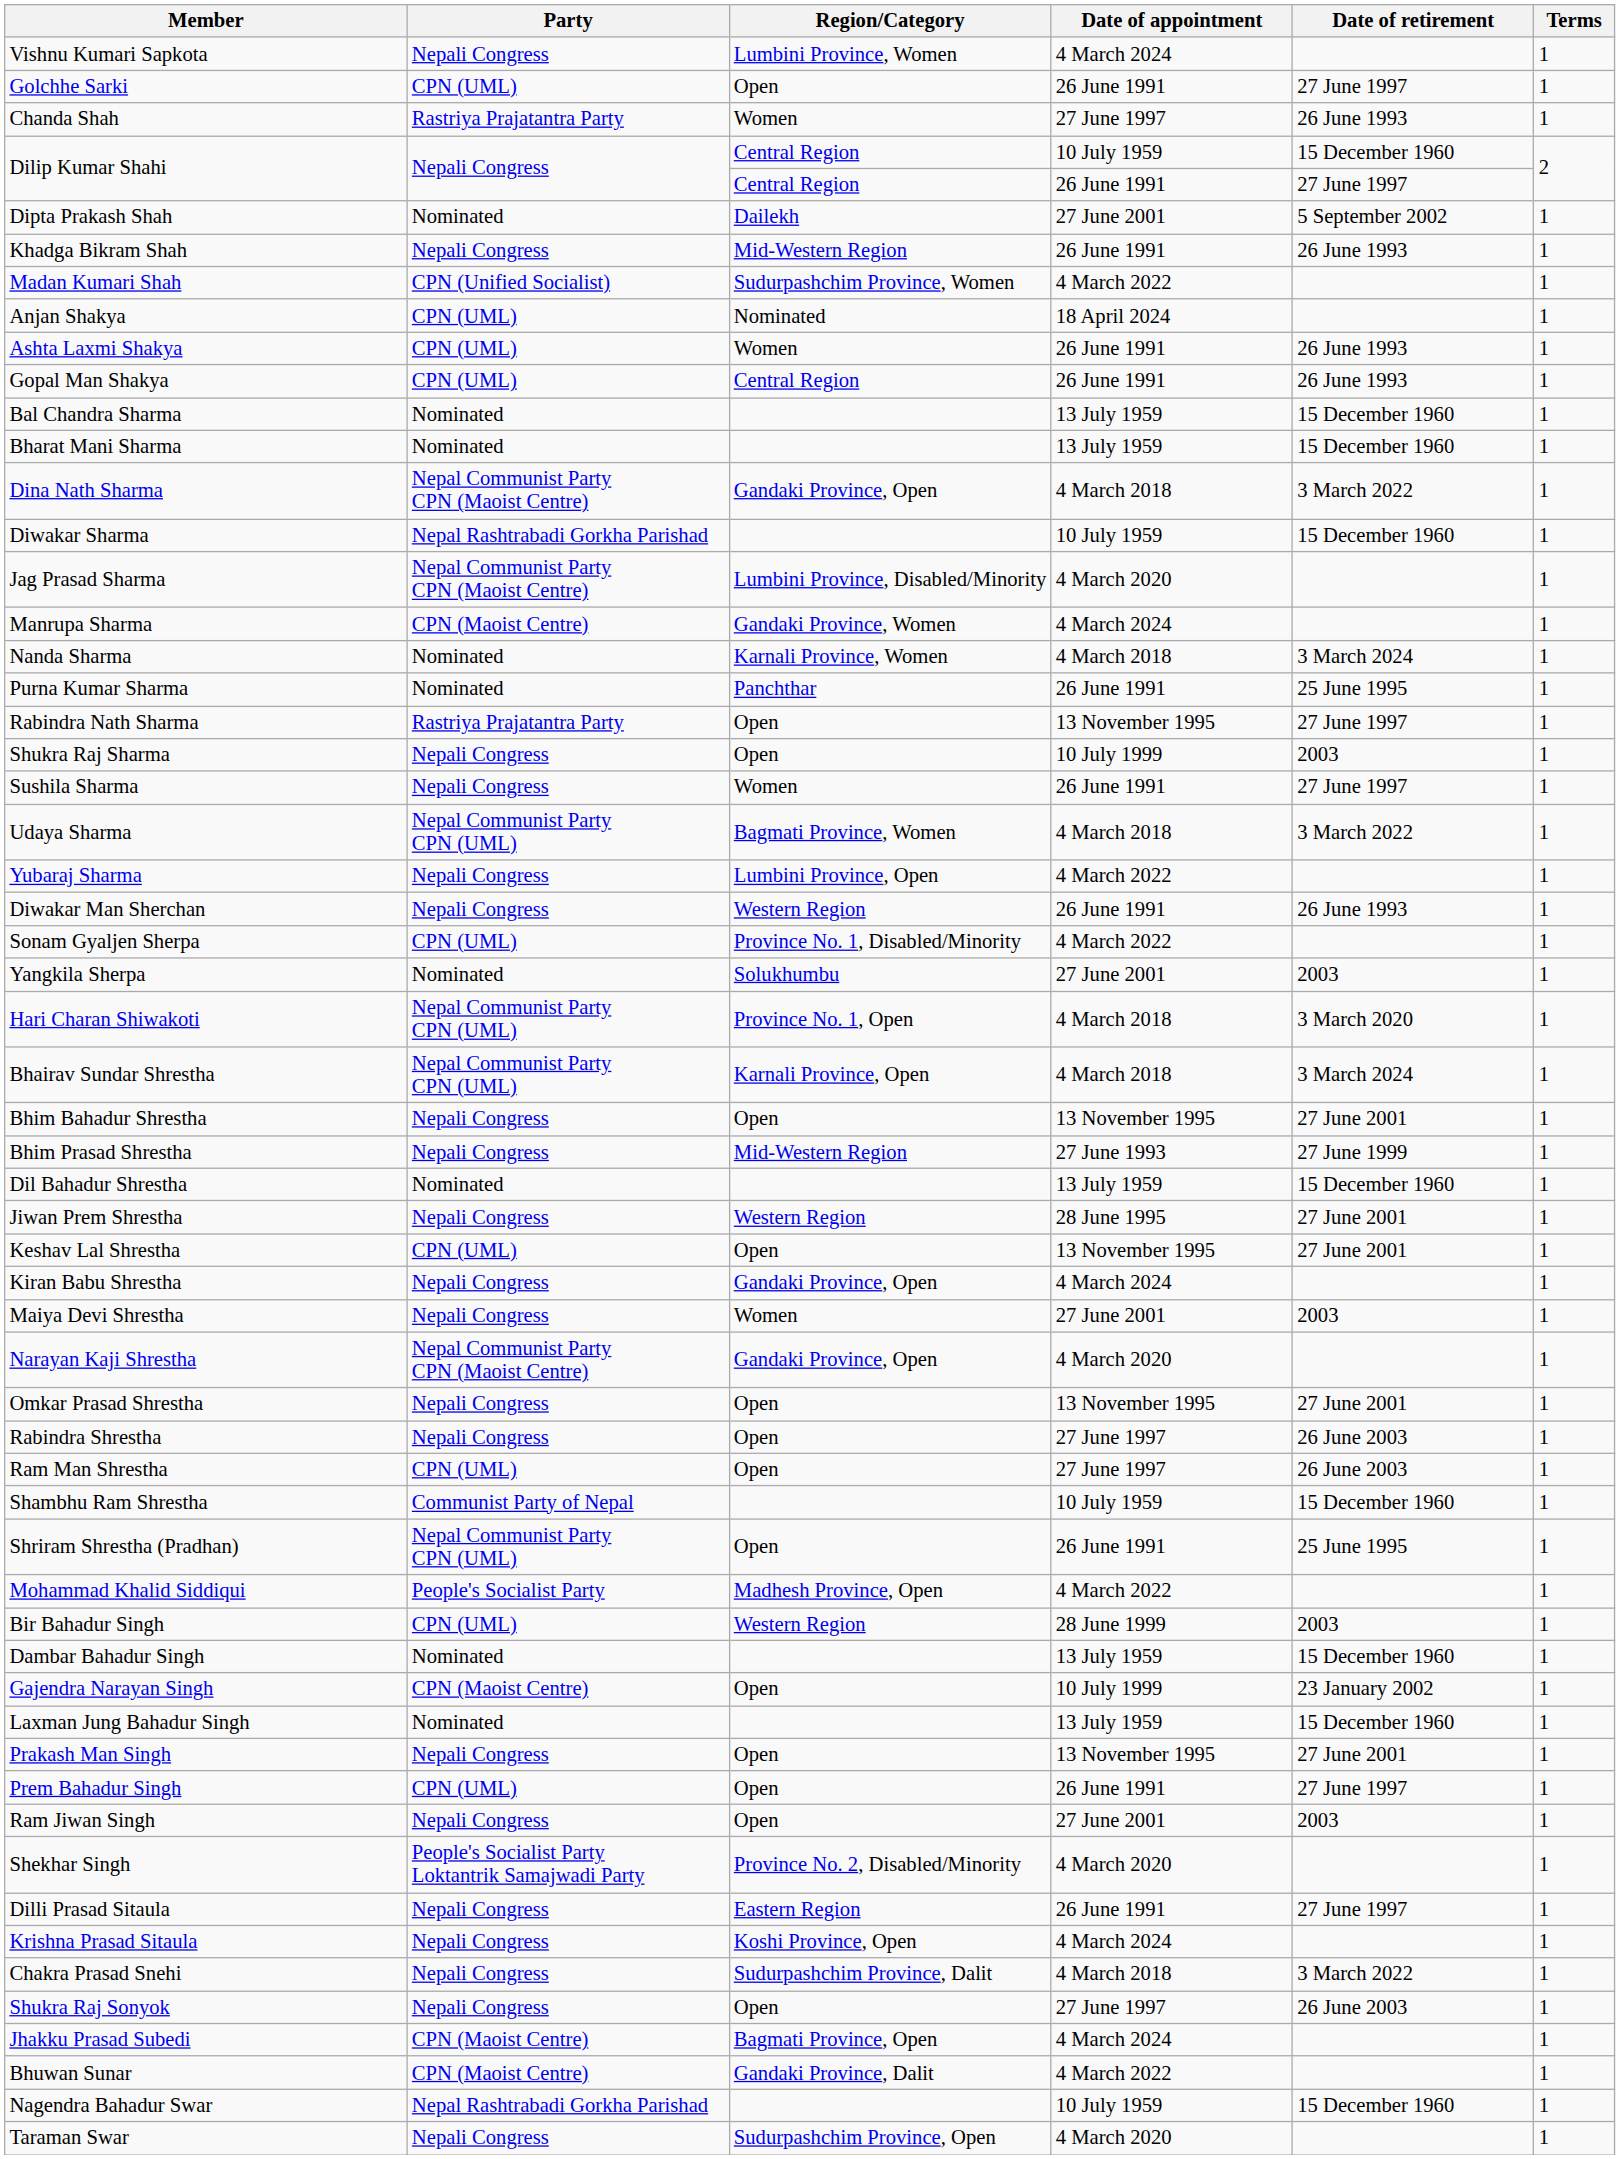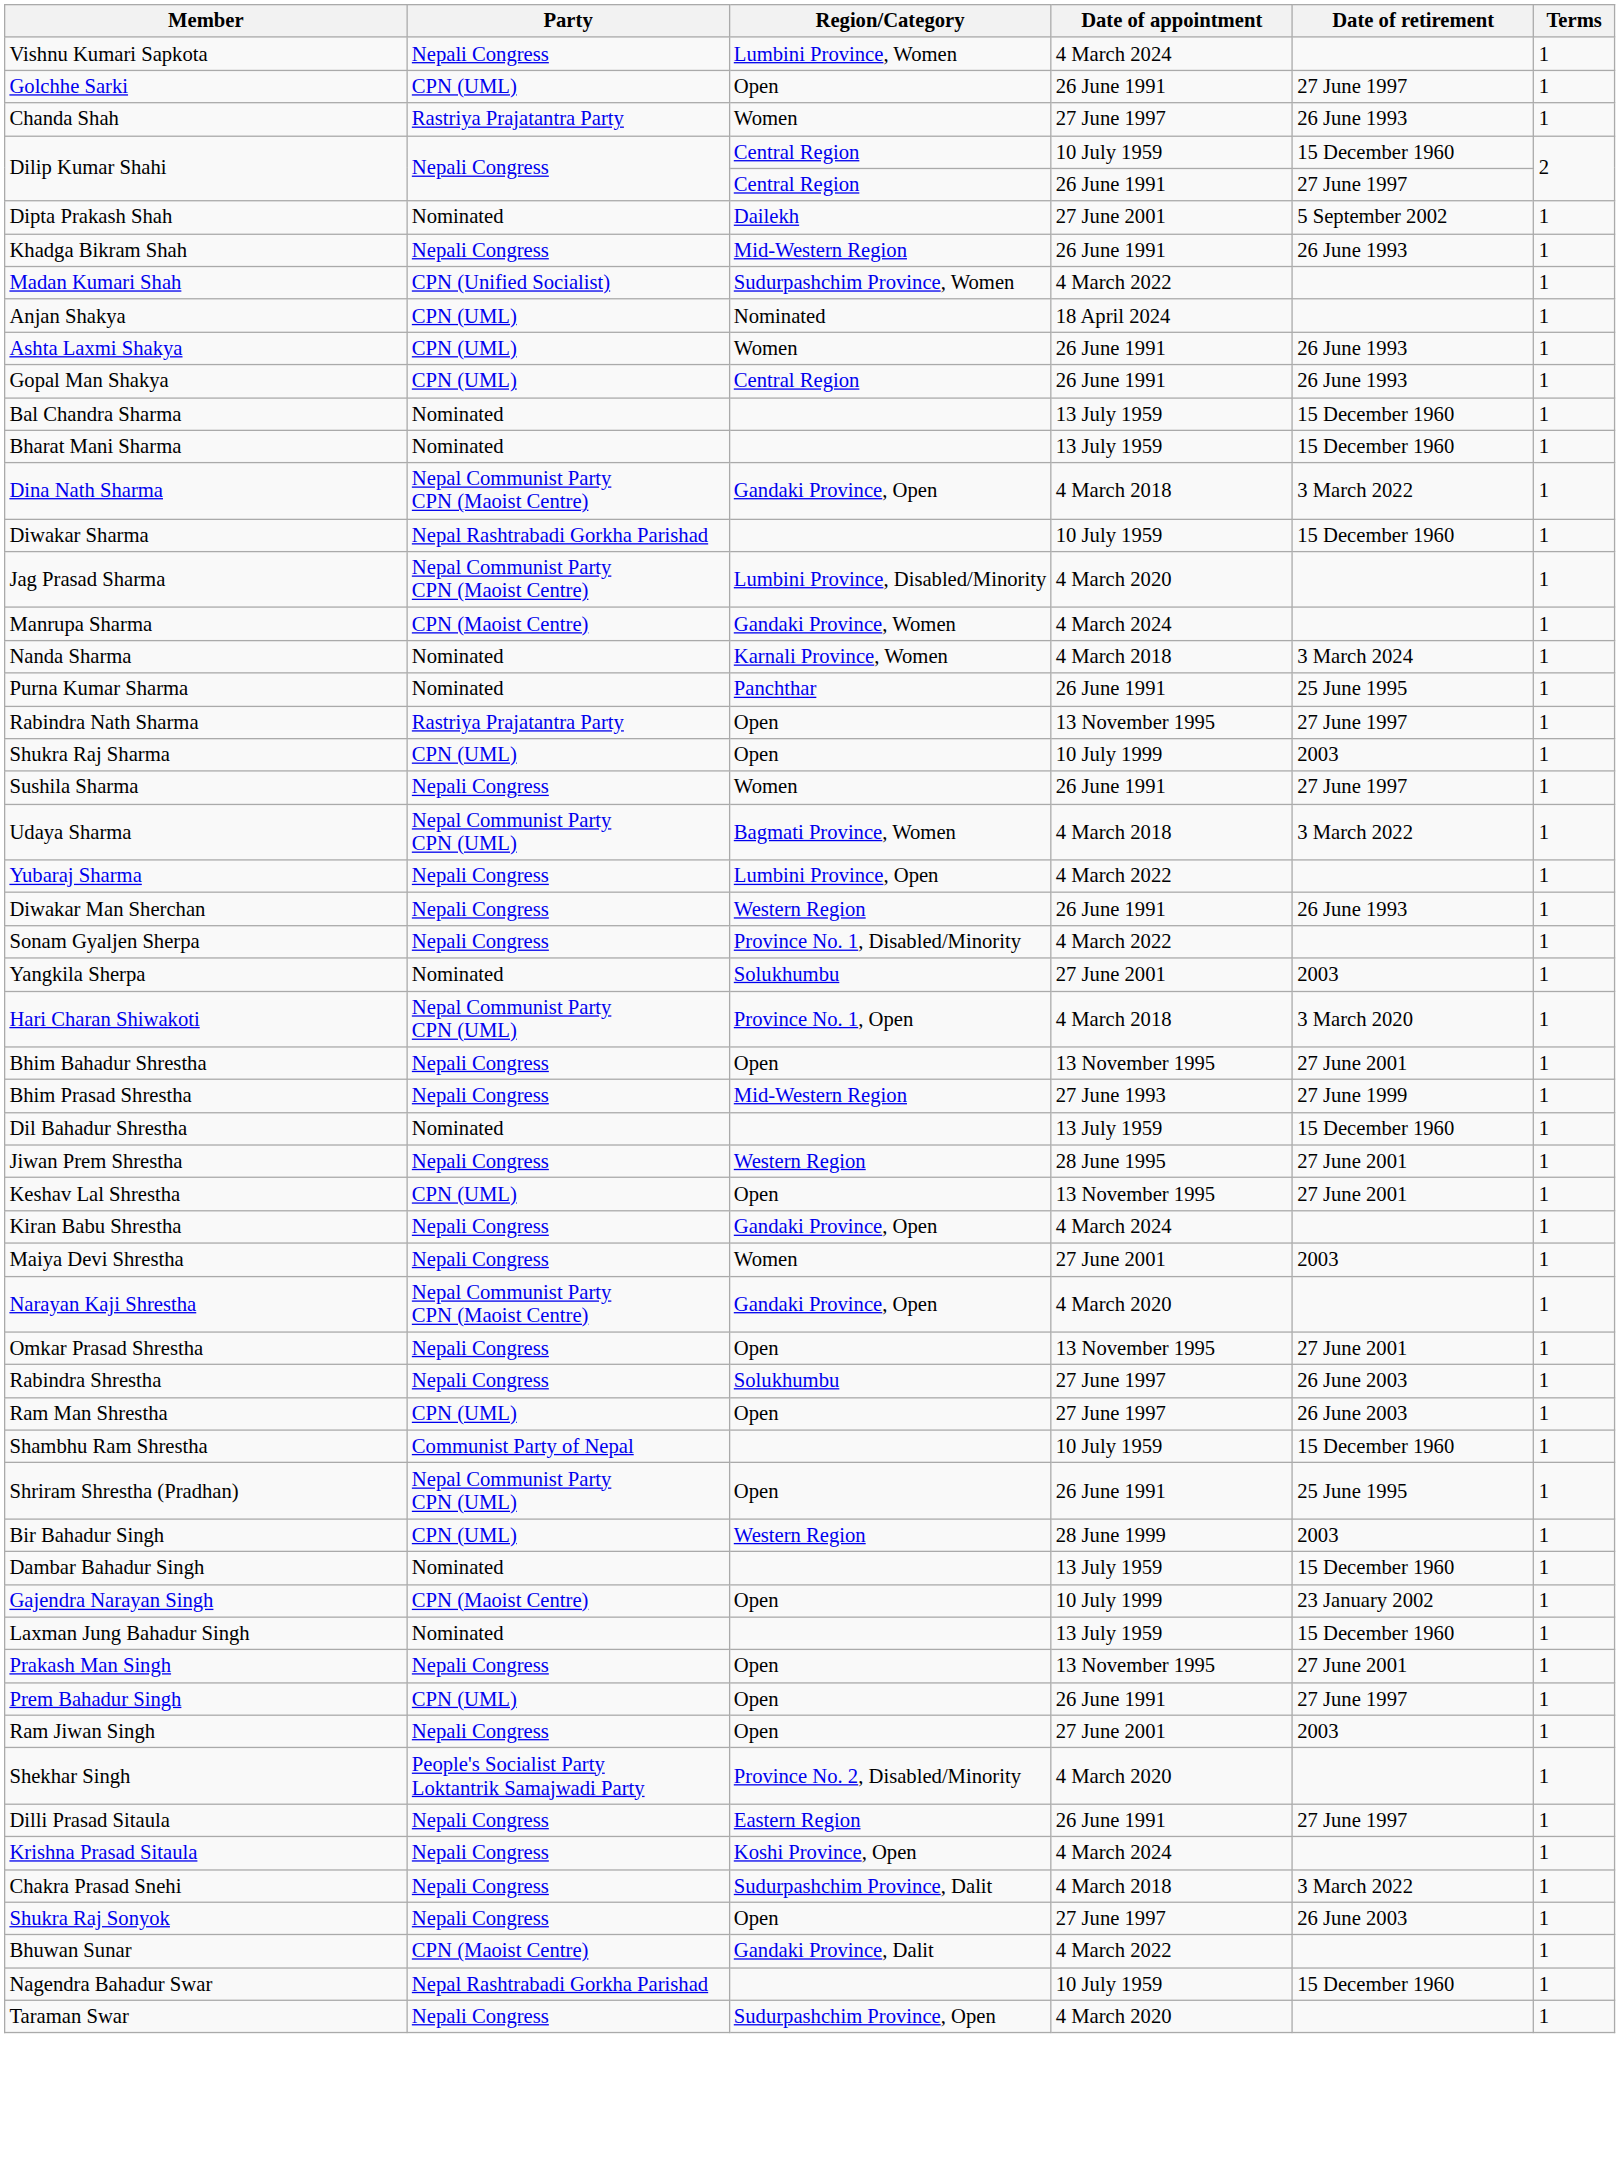(480, 754) Nepali Congress -> (464, 754) CPN (UML)
(464, 941) CPN (UML) -> (480, 941) Nepali Congress
- row: (112, 1074)
(756, 1436) Open -> (787, 1380) Solukhumbu
- row: (128, 1590)
- row: (100, 2039)
